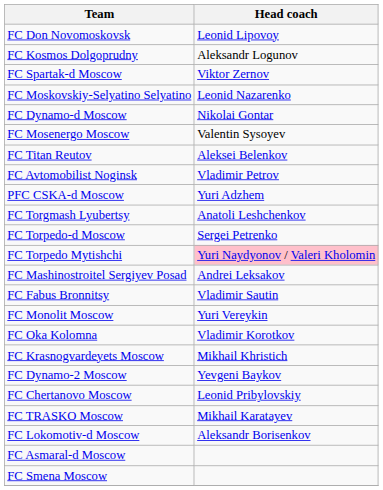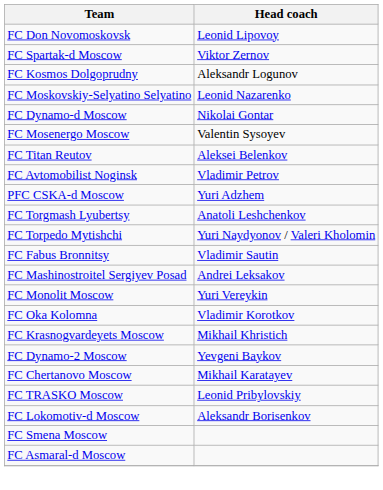rows swapped: (65, 74) <-> (73, 54)
- row: (66, 235)
(286, 255) pink background -> (286, 235) no background
rows swapped: (58, 295) <-> (97, 275)
(249, 395) Leonid Pribylovskiy -> (245, 375) Mikhail Karatayev
(245, 415) Mikhail Karatayev -> (249, 395) Leonid Pribylovskiy
rows swapped: (57, 475) <-> (66, 455)
